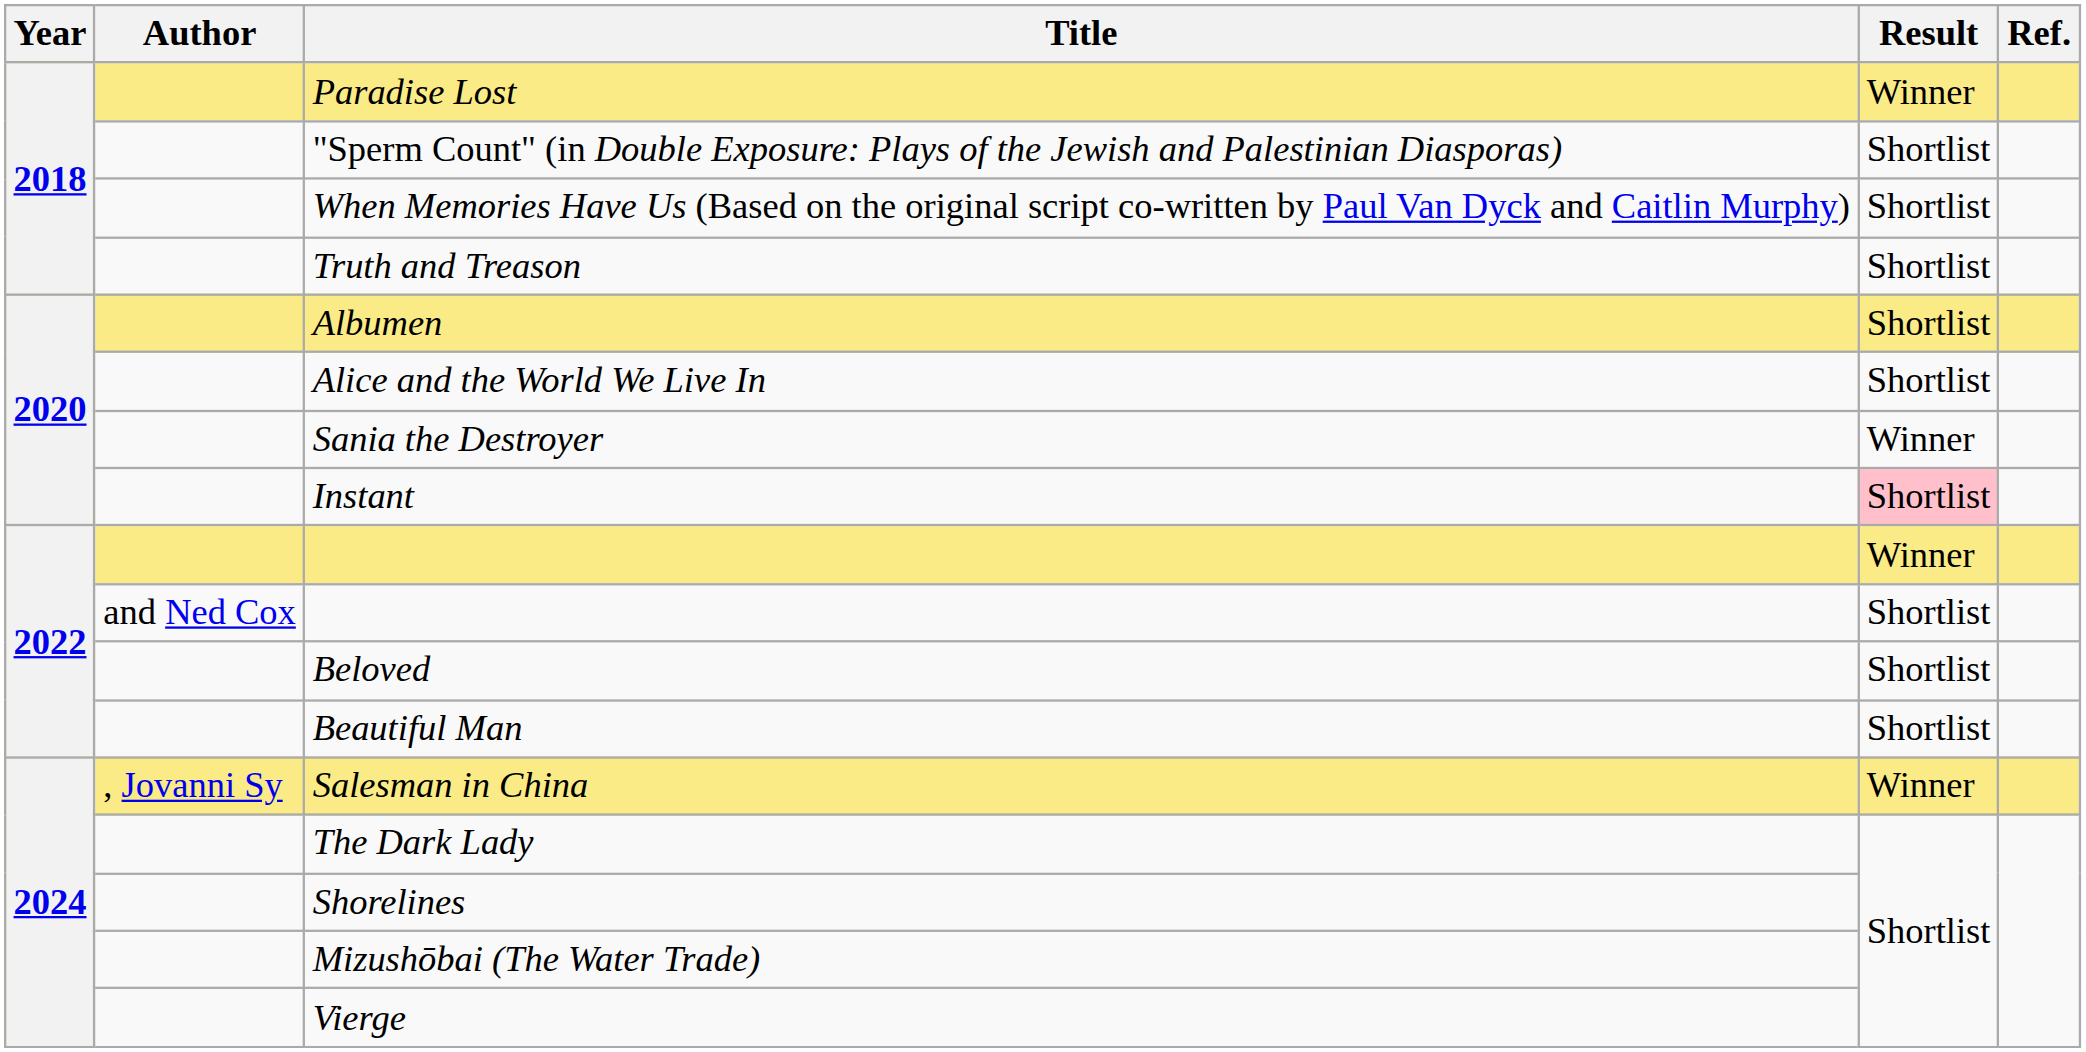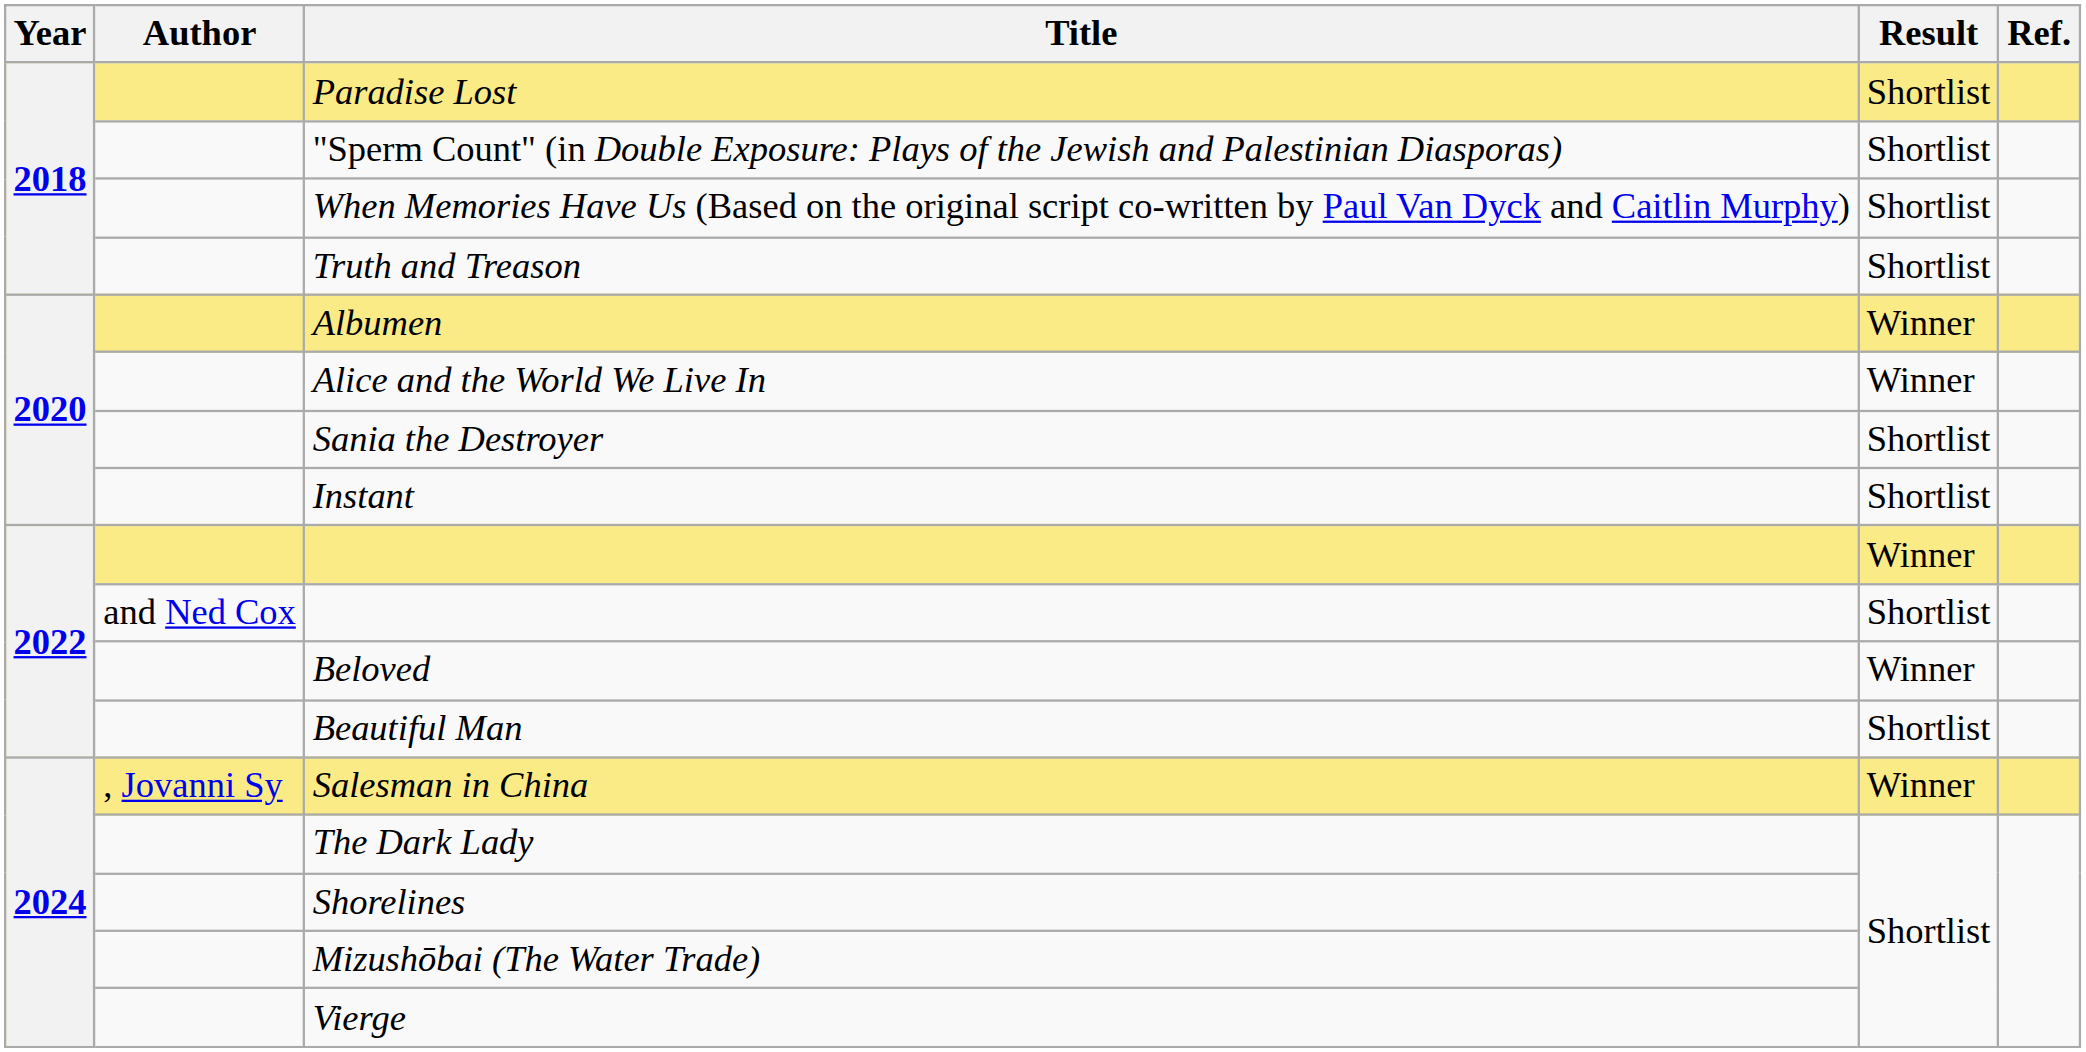(1921, 91) Winner -> (1929, 91) Shortlist
(1929, 322) Shortlist -> (1921, 322) Winner
(1929, 380) Shortlist -> (1921, 380) Winner
(1921, 438) Winner -> (1929, 438) Shortlist
(1929, 496) pink background -> (1929, 496) no background
(1929, 669) Shortlist -> (1921, 669) Winner
